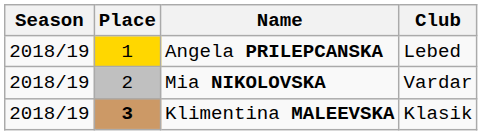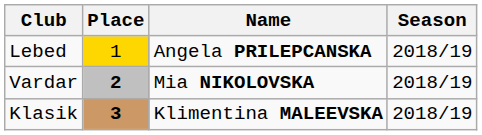columns swapped: (49, 20) <-> (438, 20)
(127, 83) normal -> (116, 83) bold
